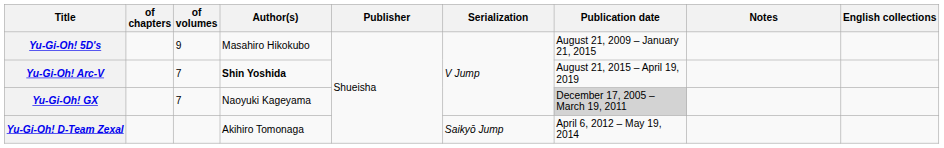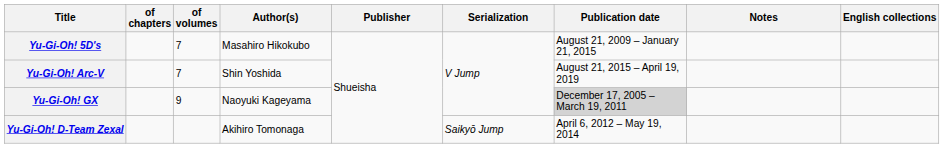(179, 46) 9 -> (179, 46) 7
(254, 73) bold -> (252, 73) normal
(179, 101) 7 -> (179, 101) 9
